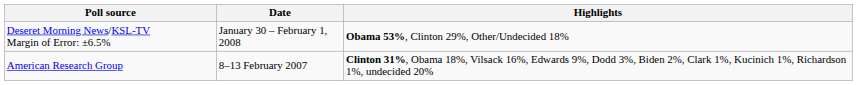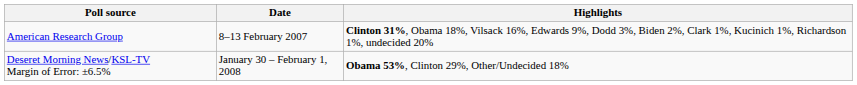rows swapped: (78, 36) <-> (65, 65)
